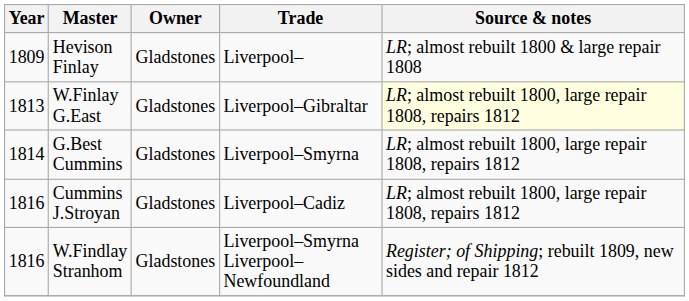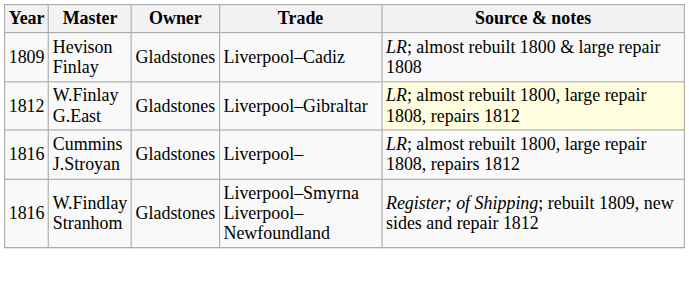(263, 57) Liverpool– -> (284, 57) Liverpool–Cadiz
(27, 105) 1813 -> (27, 105) 1812
- row: (88, 154)
(284, 202) Liverpool–Cadiz -> (263, 154) Liverpool–
